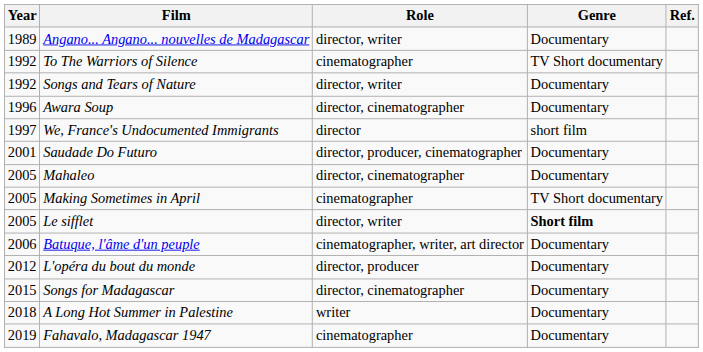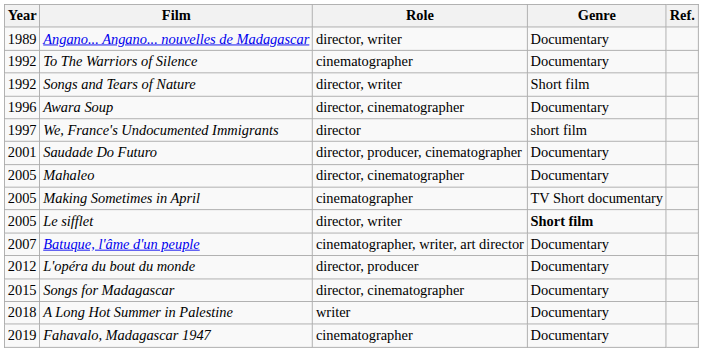(597, 61) TV Short documentary -> (570, 61) Documentary
(570, 84) Documentary -> (560, 84) Short film
(22, 244) 2006 -> (22, 244) 2007
